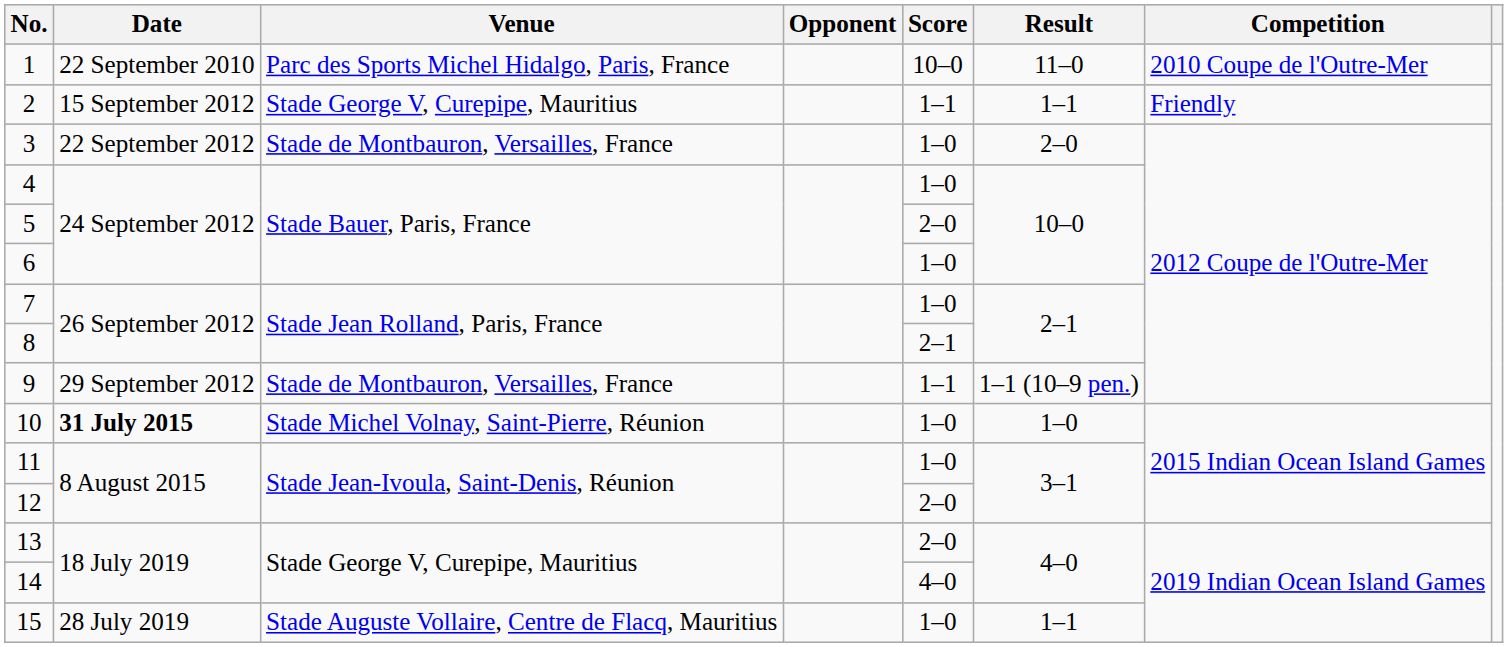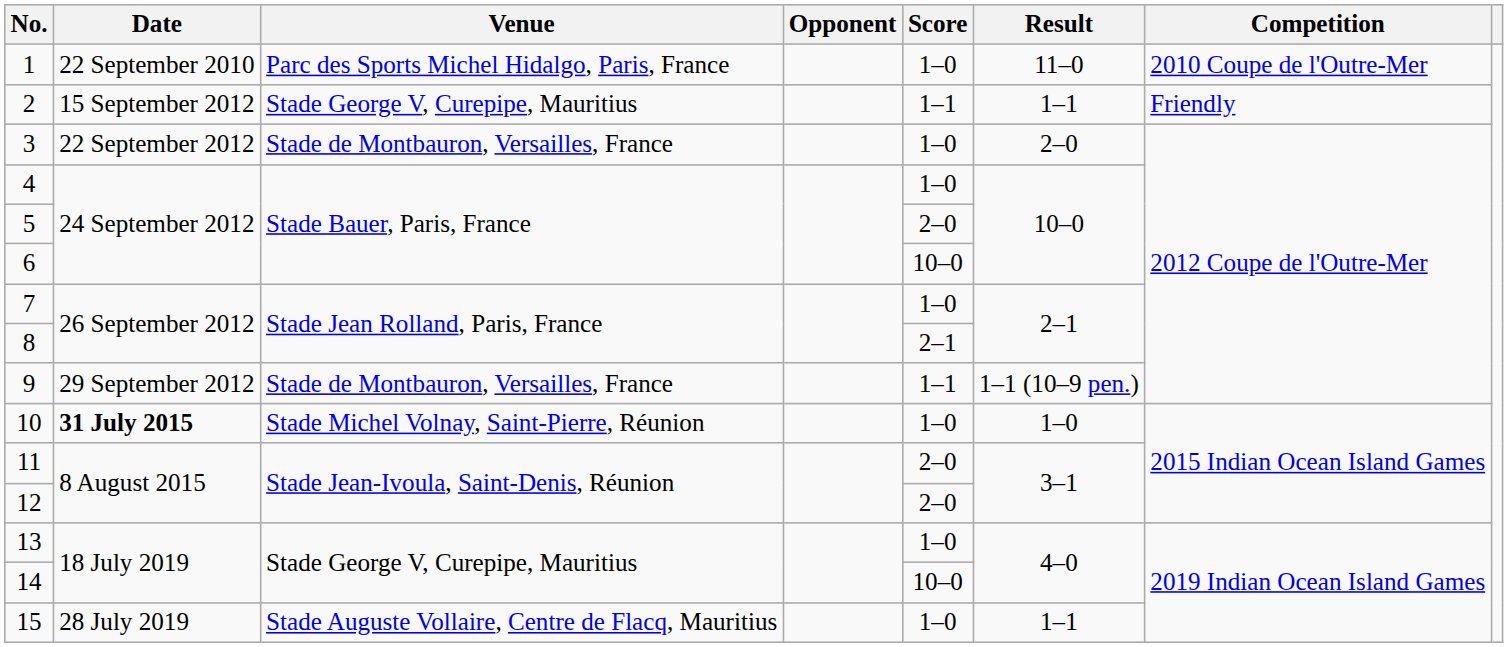(938, 64) 10–0 -> (938, 64) 1–0
(938, 263) 1–0 -> (938, 263) 10–0
(938, 462) 1–0 -> (938, 462) 2–0
(938, 542) 2–0 -> (938, 542) 1–0
(938, 582) 4–0 -> (938, 582) 10–0
